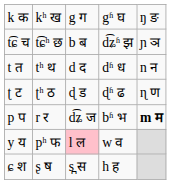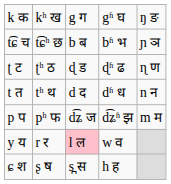(118, 42) d͡ʑʱ झ -> (114, 42) bʱ भ
rows swapped: (15, 92) <-> (15, 67)
(42, 117) r र -> (48, 117) pʰ फ
(114, 117) bʱ भ -> (118, 117) d͡ʑʱ झ
(152, 117) bold -> (151, 117) normal
(48, 142) pʰ फ -> (42, 142) r र
